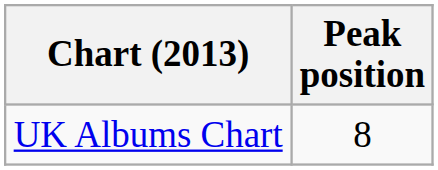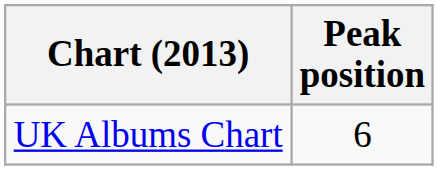(362, 134) 8 -> (362, 134) 6
